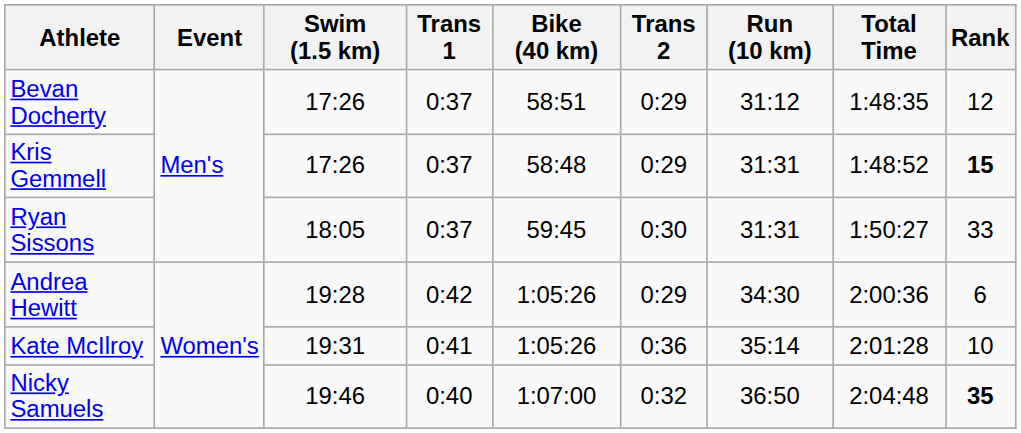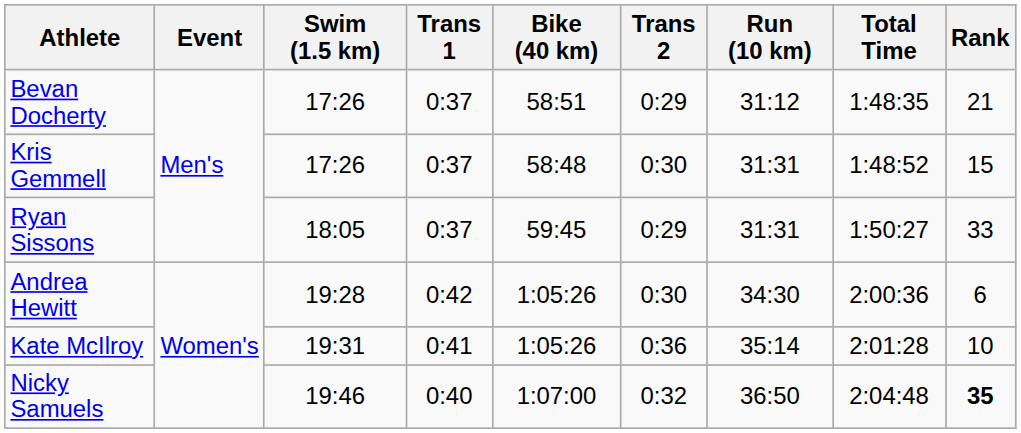(980, 102) 12 -> (980, 102) 21
(664, 166) 0:29 -> (664, 166) 0:30
(980, 166) bold -> (980, 166) normal
(664, 230) 0:30 -> (664, 230) 0:29
(664, 295) 0:29 -> (664, 295) 0:30
